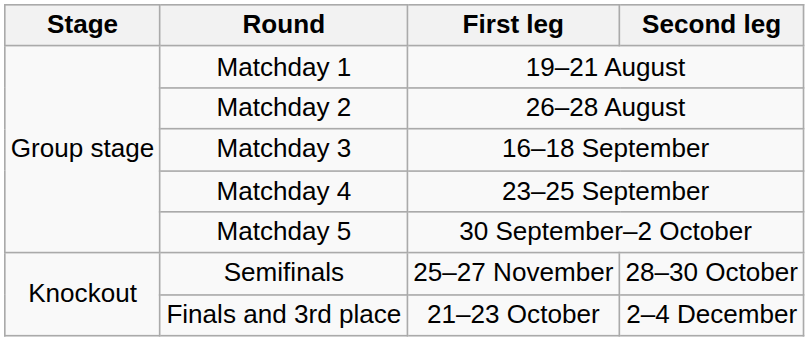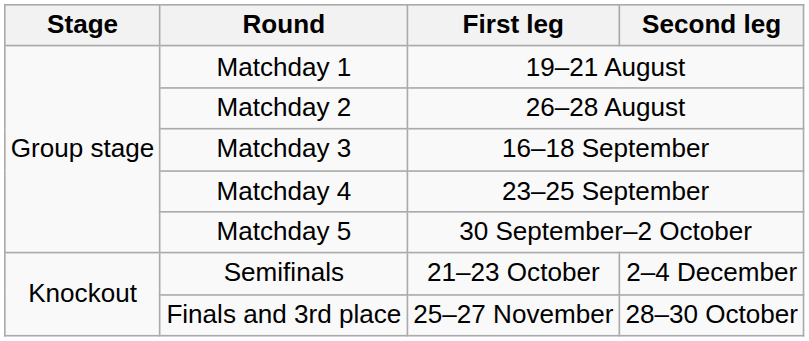(513, 273) 25–27 November -> (513, 273) 21–23 October
(712, 273) 28–30 October -> (712, 273) 2–4 December
(513, 314) 21–23 October -> (513, 314) 25–27 November
(712, 314) 2–4 December -> (712, 314) 28–30 October
